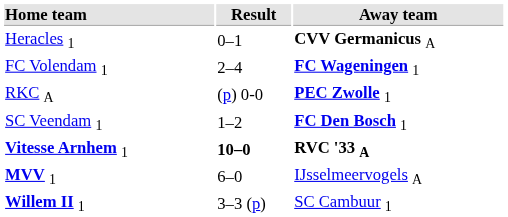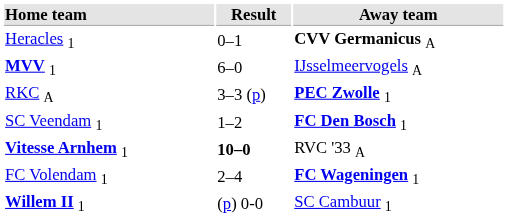rows swapped: (31, 176) <-> (56, 67)
(240, 95) (p) 0-0 -> (242, 95) 3–3 (p)
(332, 149) bold -> (330, 149) normal
(242, 203) 3–3 (p) -> (240, 203) (p) 0-0
